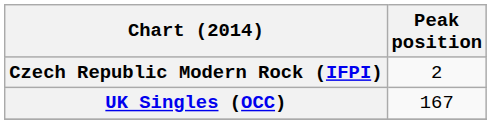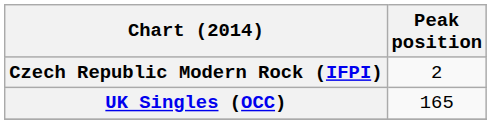(437, 103) 167 -> (437, 103) 165
